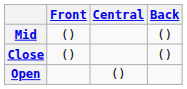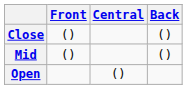rows swapped: (26, 54) <-> (26, 34)
